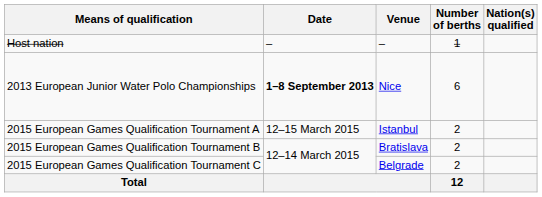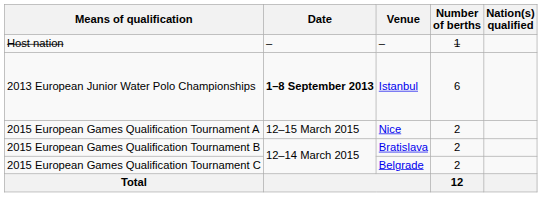(390, 86) Nice -> (398, 86) Istanbul
(398, 129) Istanbul -> (390, 129) Nice
